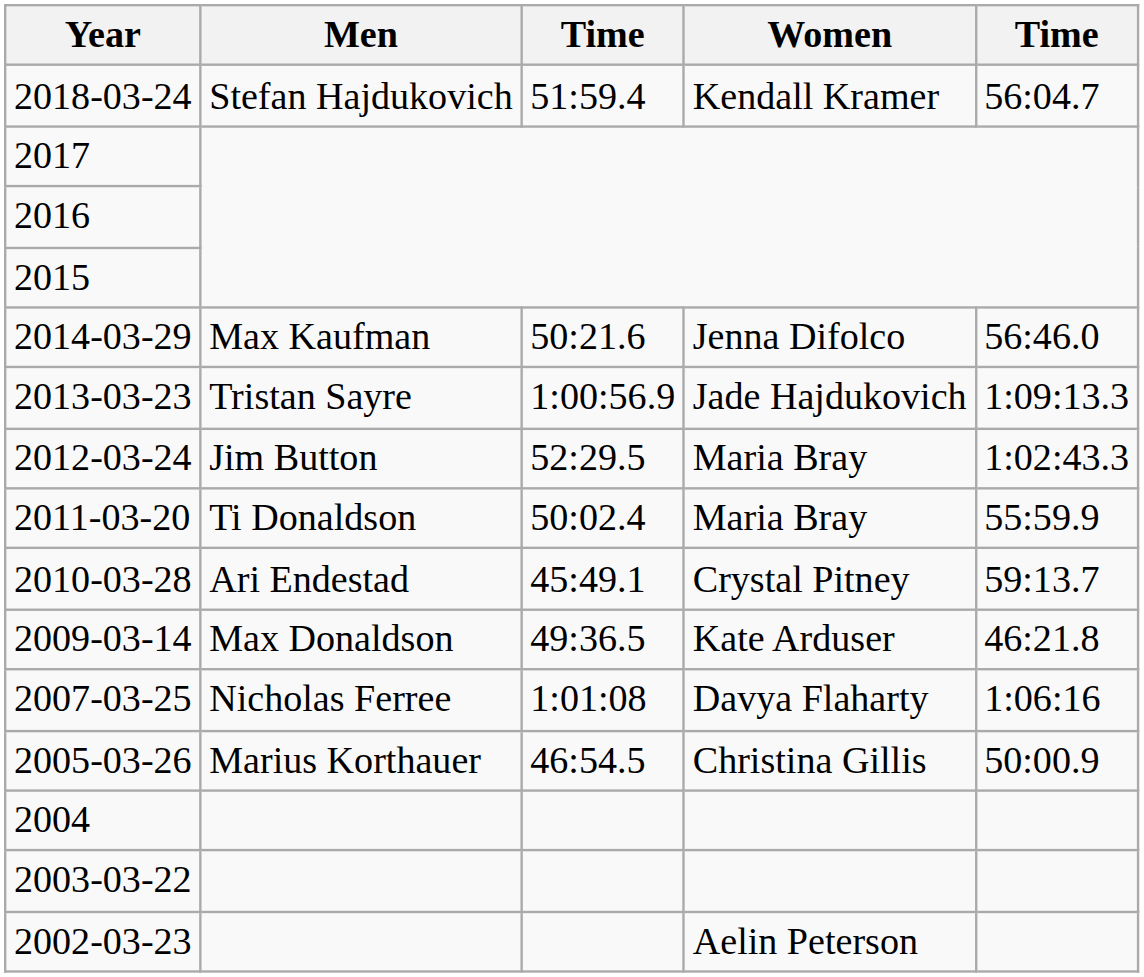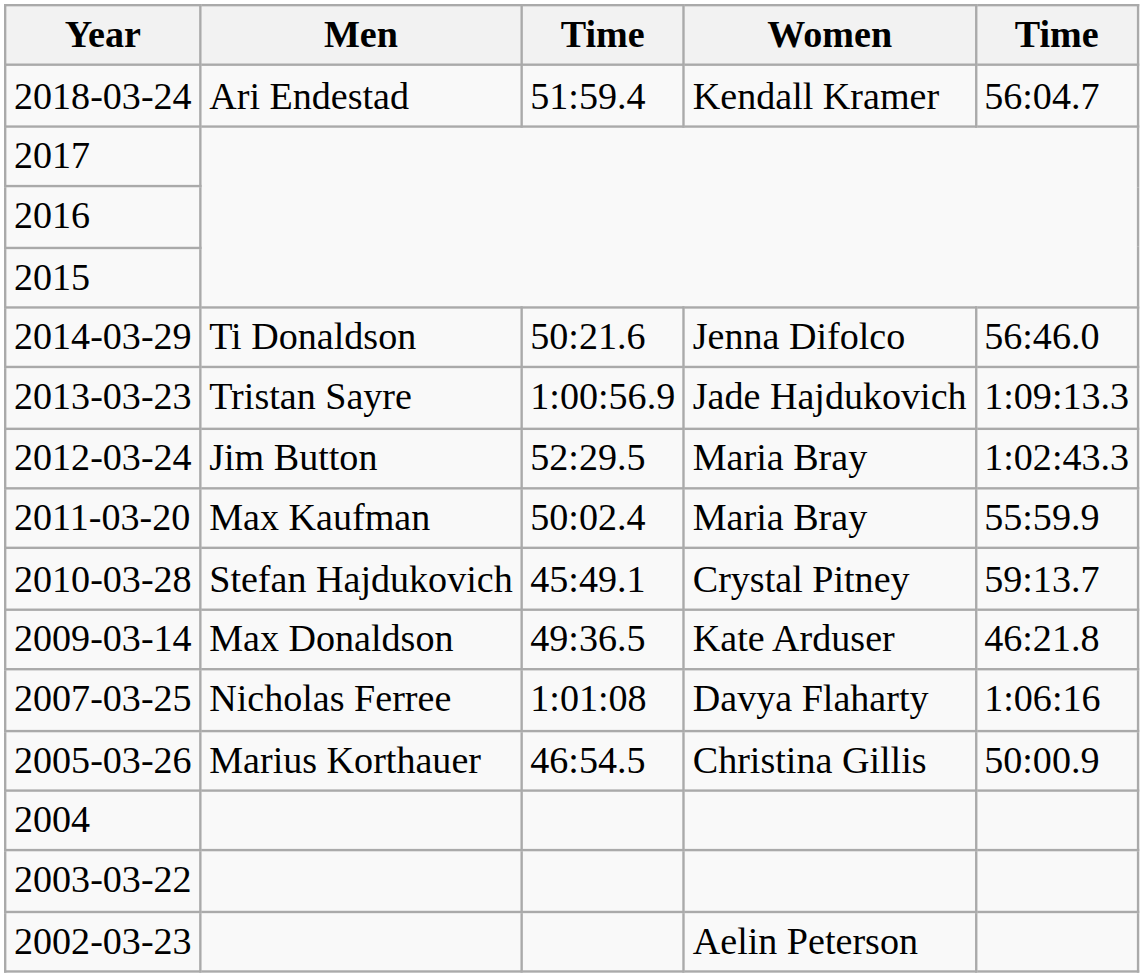(361, 95) Stefan Hajdukovich -> (309, 95) Ari Endestad
(320, 336) Max Kaufman -> (313, 336) Ti Donaldson
(313, 517) Ti Donaldson -> (320, 517) Max Kaufman
(309, 578) Ari Endestad -> (361, 578) Stefan Hajdukovich
